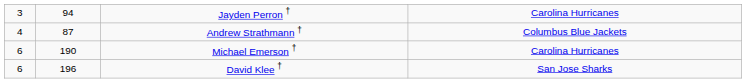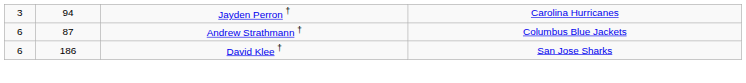(20, 32) 4 -> (20, 32) 6
- row: (254, 50)
(68, 68) 196 -> (68, 50) 186
